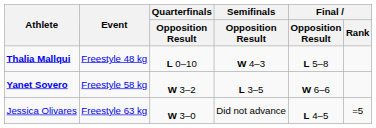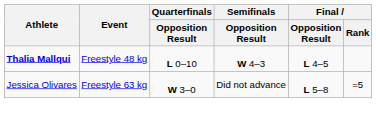(316, 64) L 5–8 -> (316, 64) L 4–5
- row: (37, 85)
(316, 116) L 4–5 -> (316, 90) L 5–8
